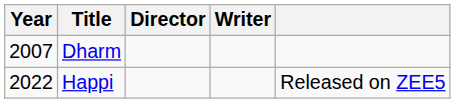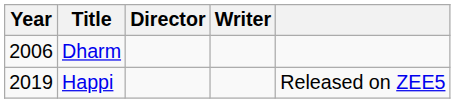(31, 51) 2007 -> (31, 51) 2006
(31, 82) 2022 -> (31, 82) 2019
